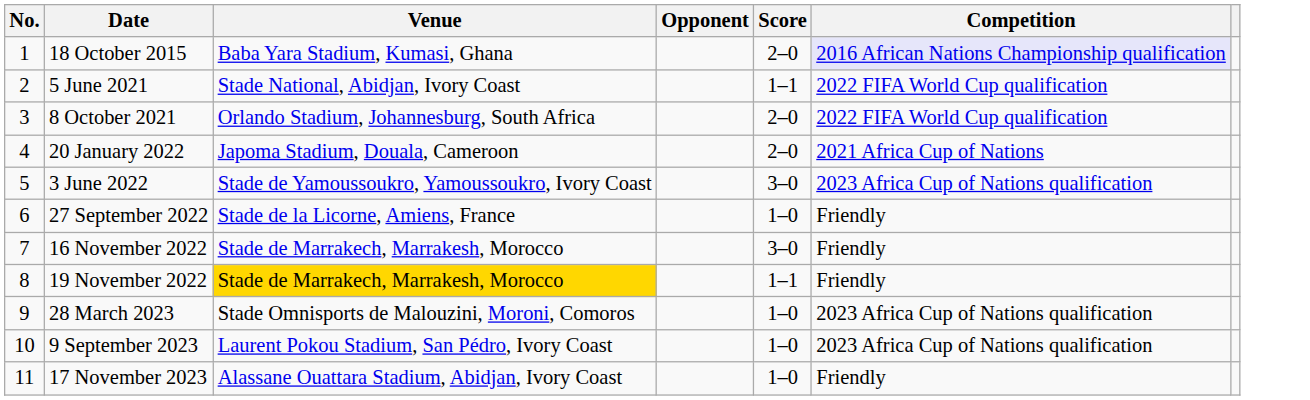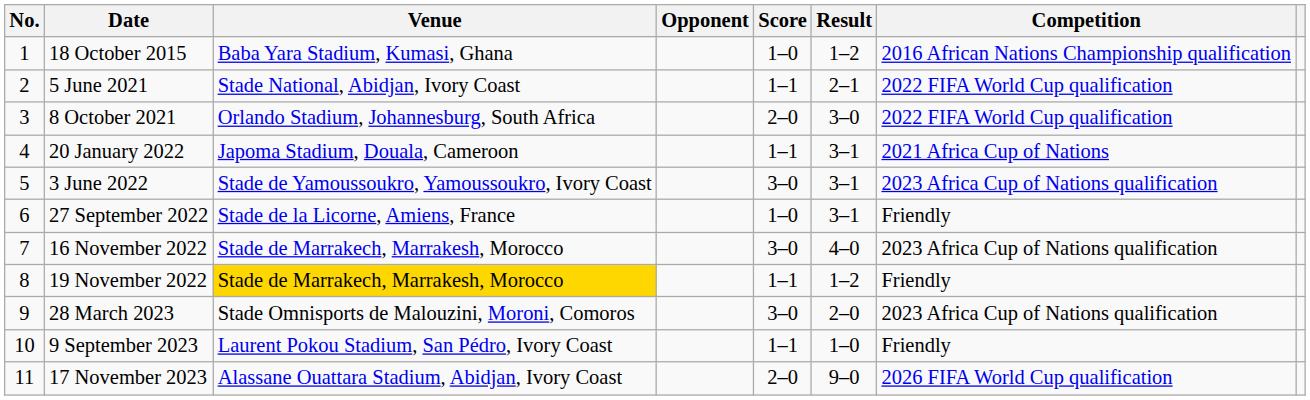+ column: (844, 20)
(783, 53) 2–0 -> (783, 53) 1–0
(1021, 53) lavender background -> (1086, 53) no background
(783, 150) 2–0 -> (783, 150) 1–1
(851, 248) Friendly -> (1050, 248) 2023 Africa Cup of Nations qualification
(783, 313) 1–0 -> (783, 313) 3–0
(783, 345) 1–0 -> (783, 345) 1–1
(984, 345) 2023 Africa Cup of Nations qualification -> (916, 345) Friendly
(783, 378) 1–0 -> (783, 378) 2–0
(851, 378) Friendly -> (1027, 378) 2026 FIFA World Cup qualification
